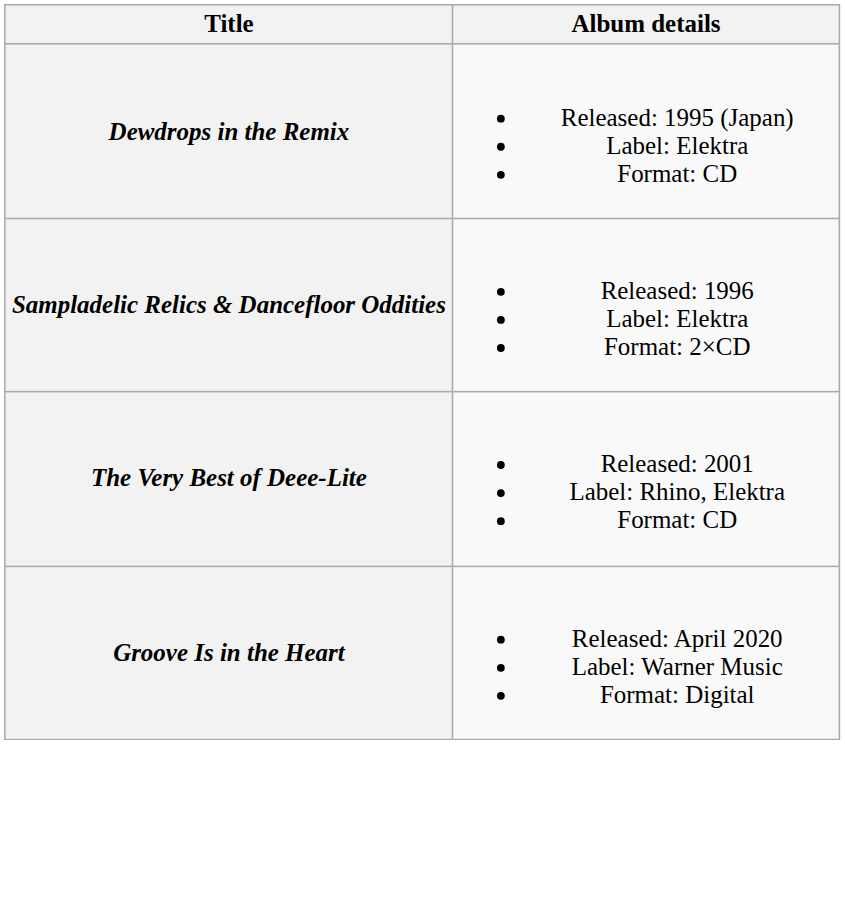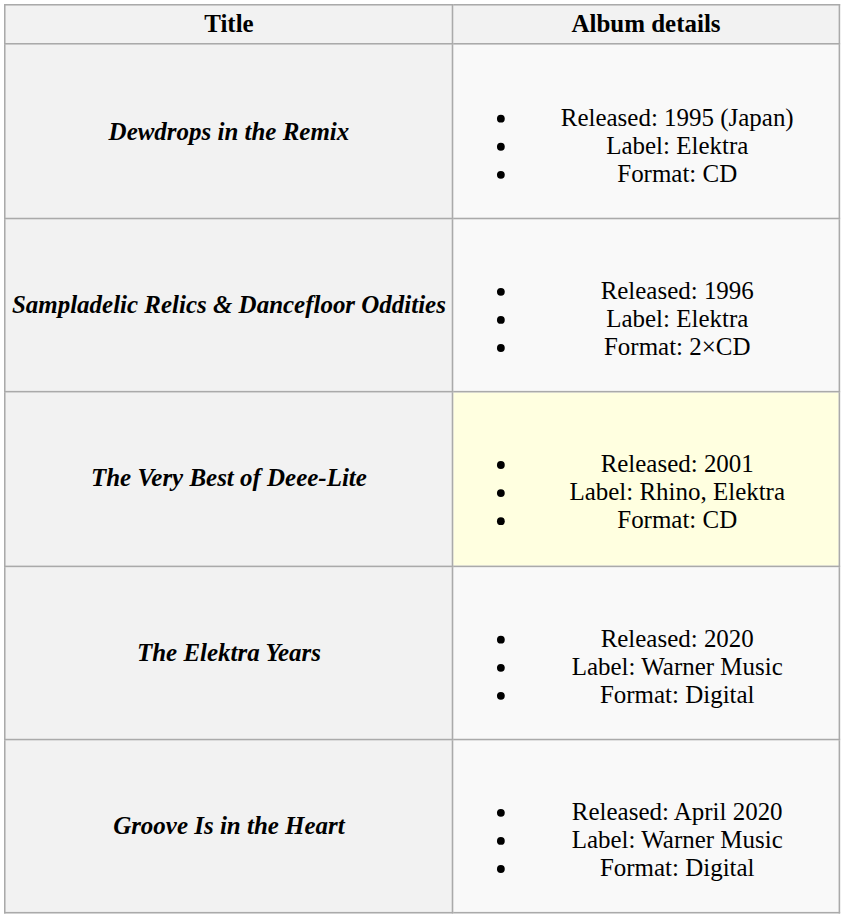(646, 493) no background -> (646, 493) lightyellow background
+ row: (229, 652)
